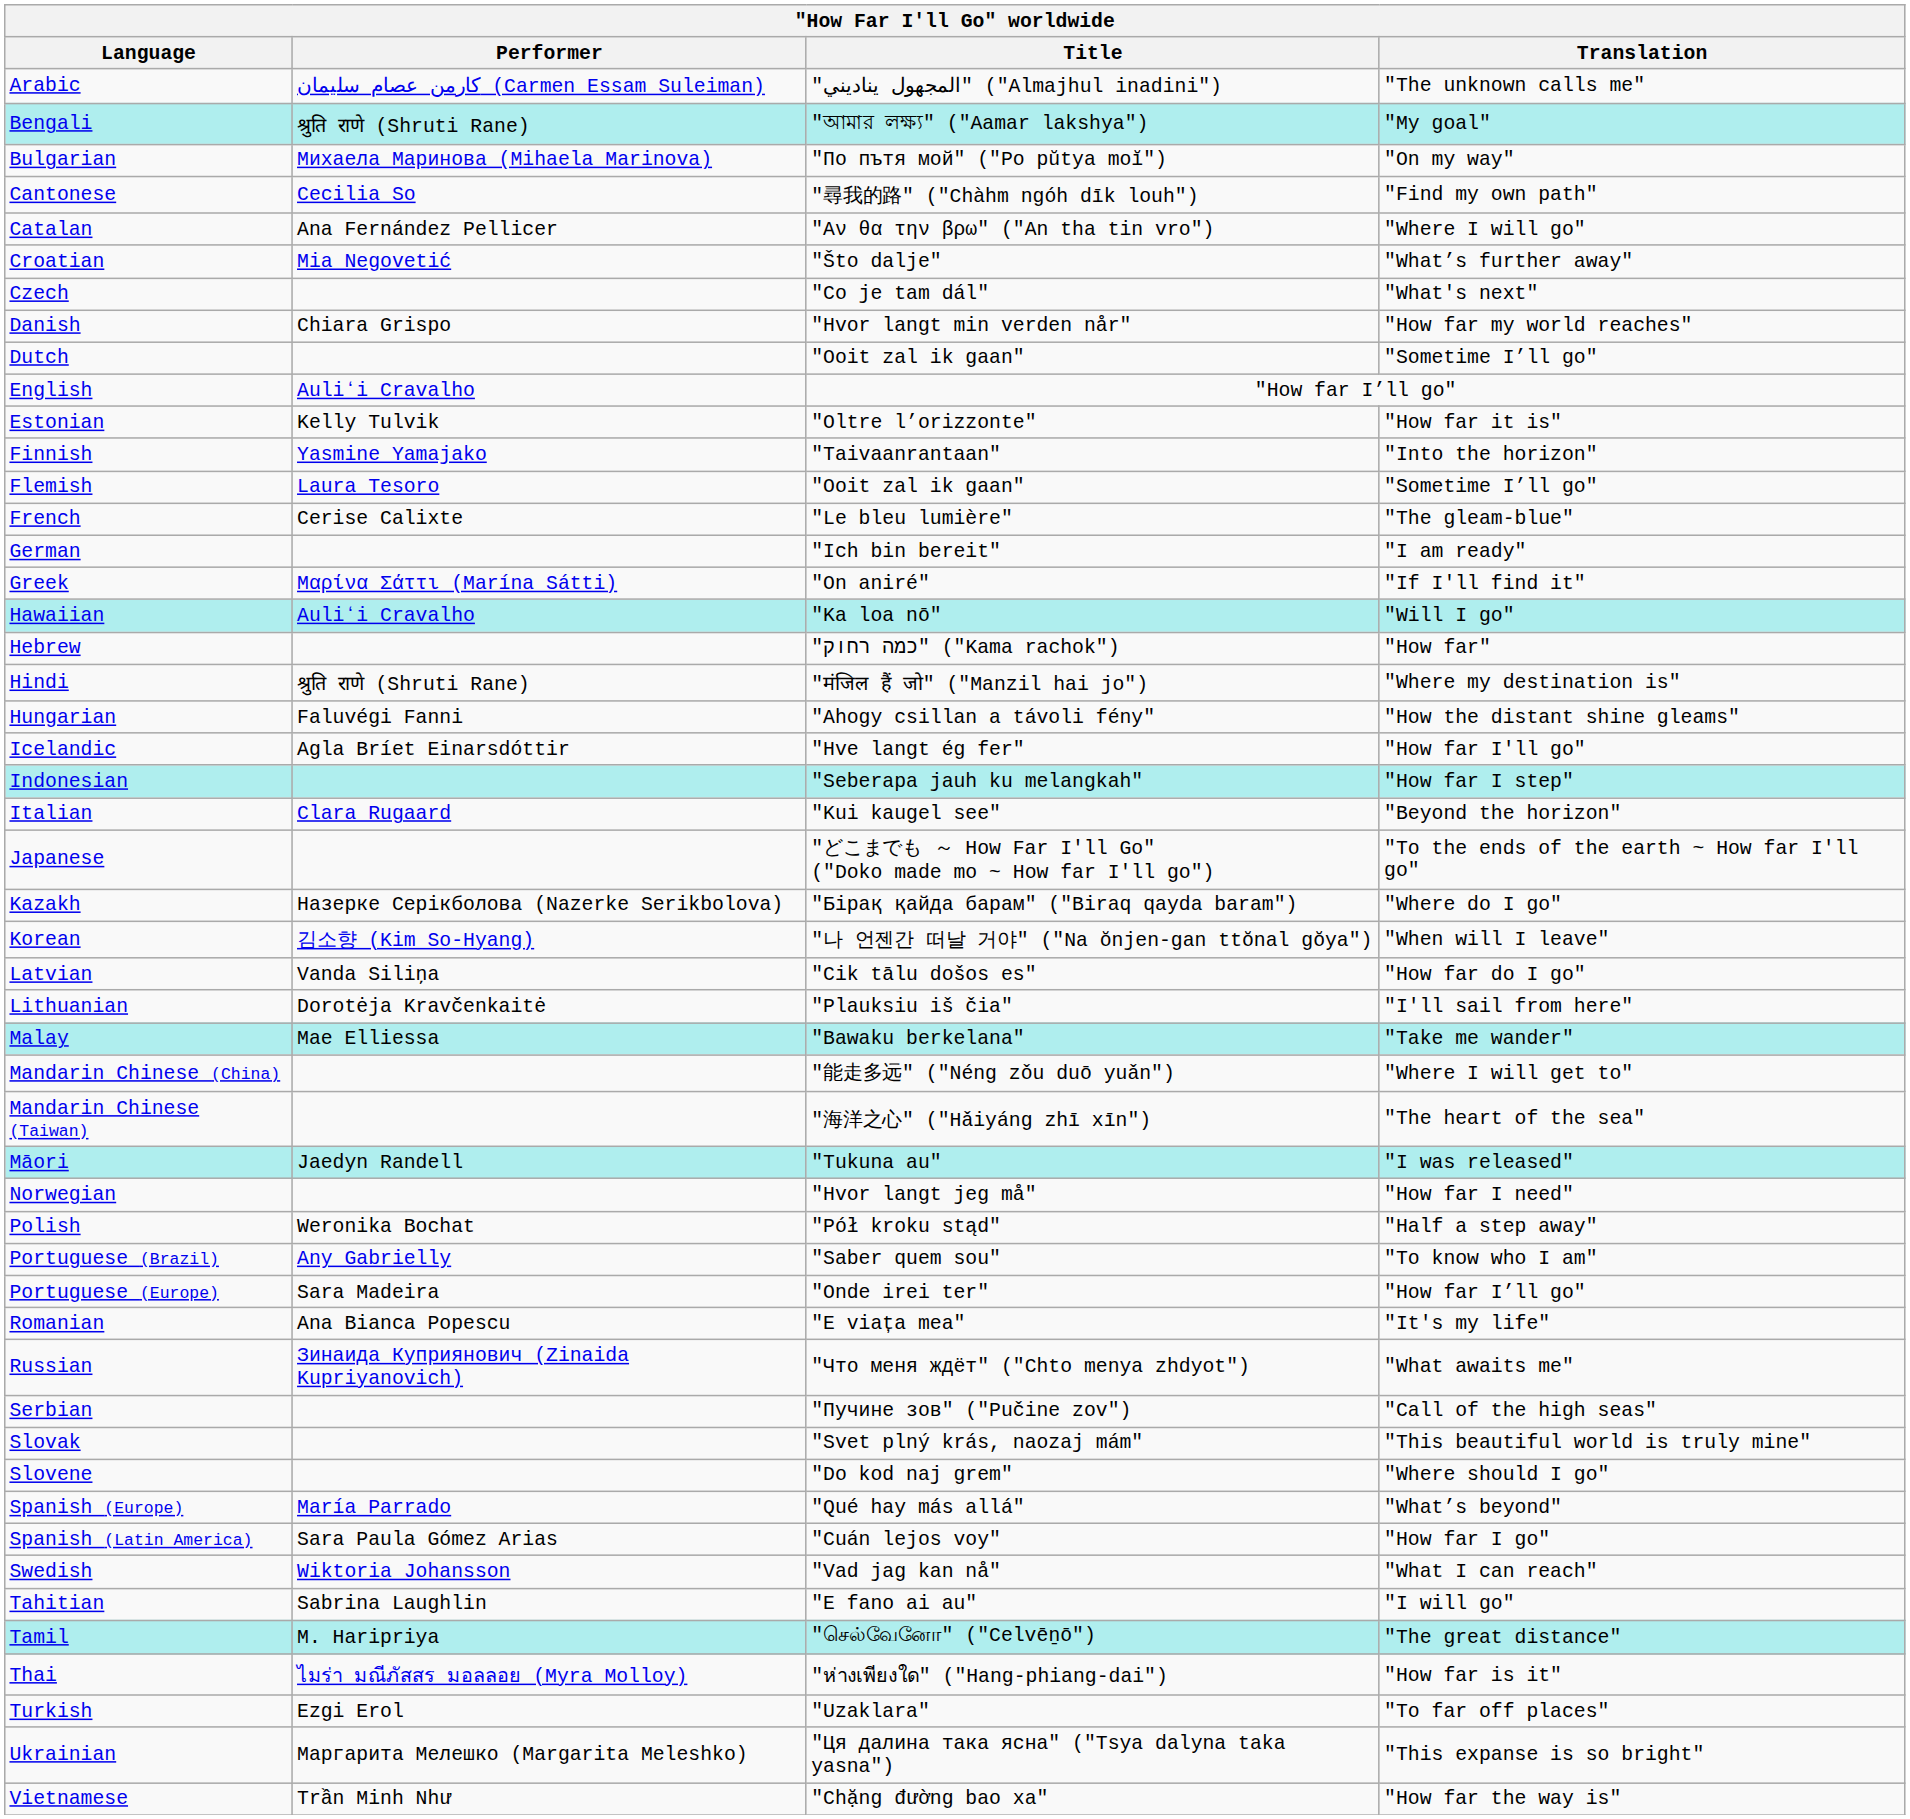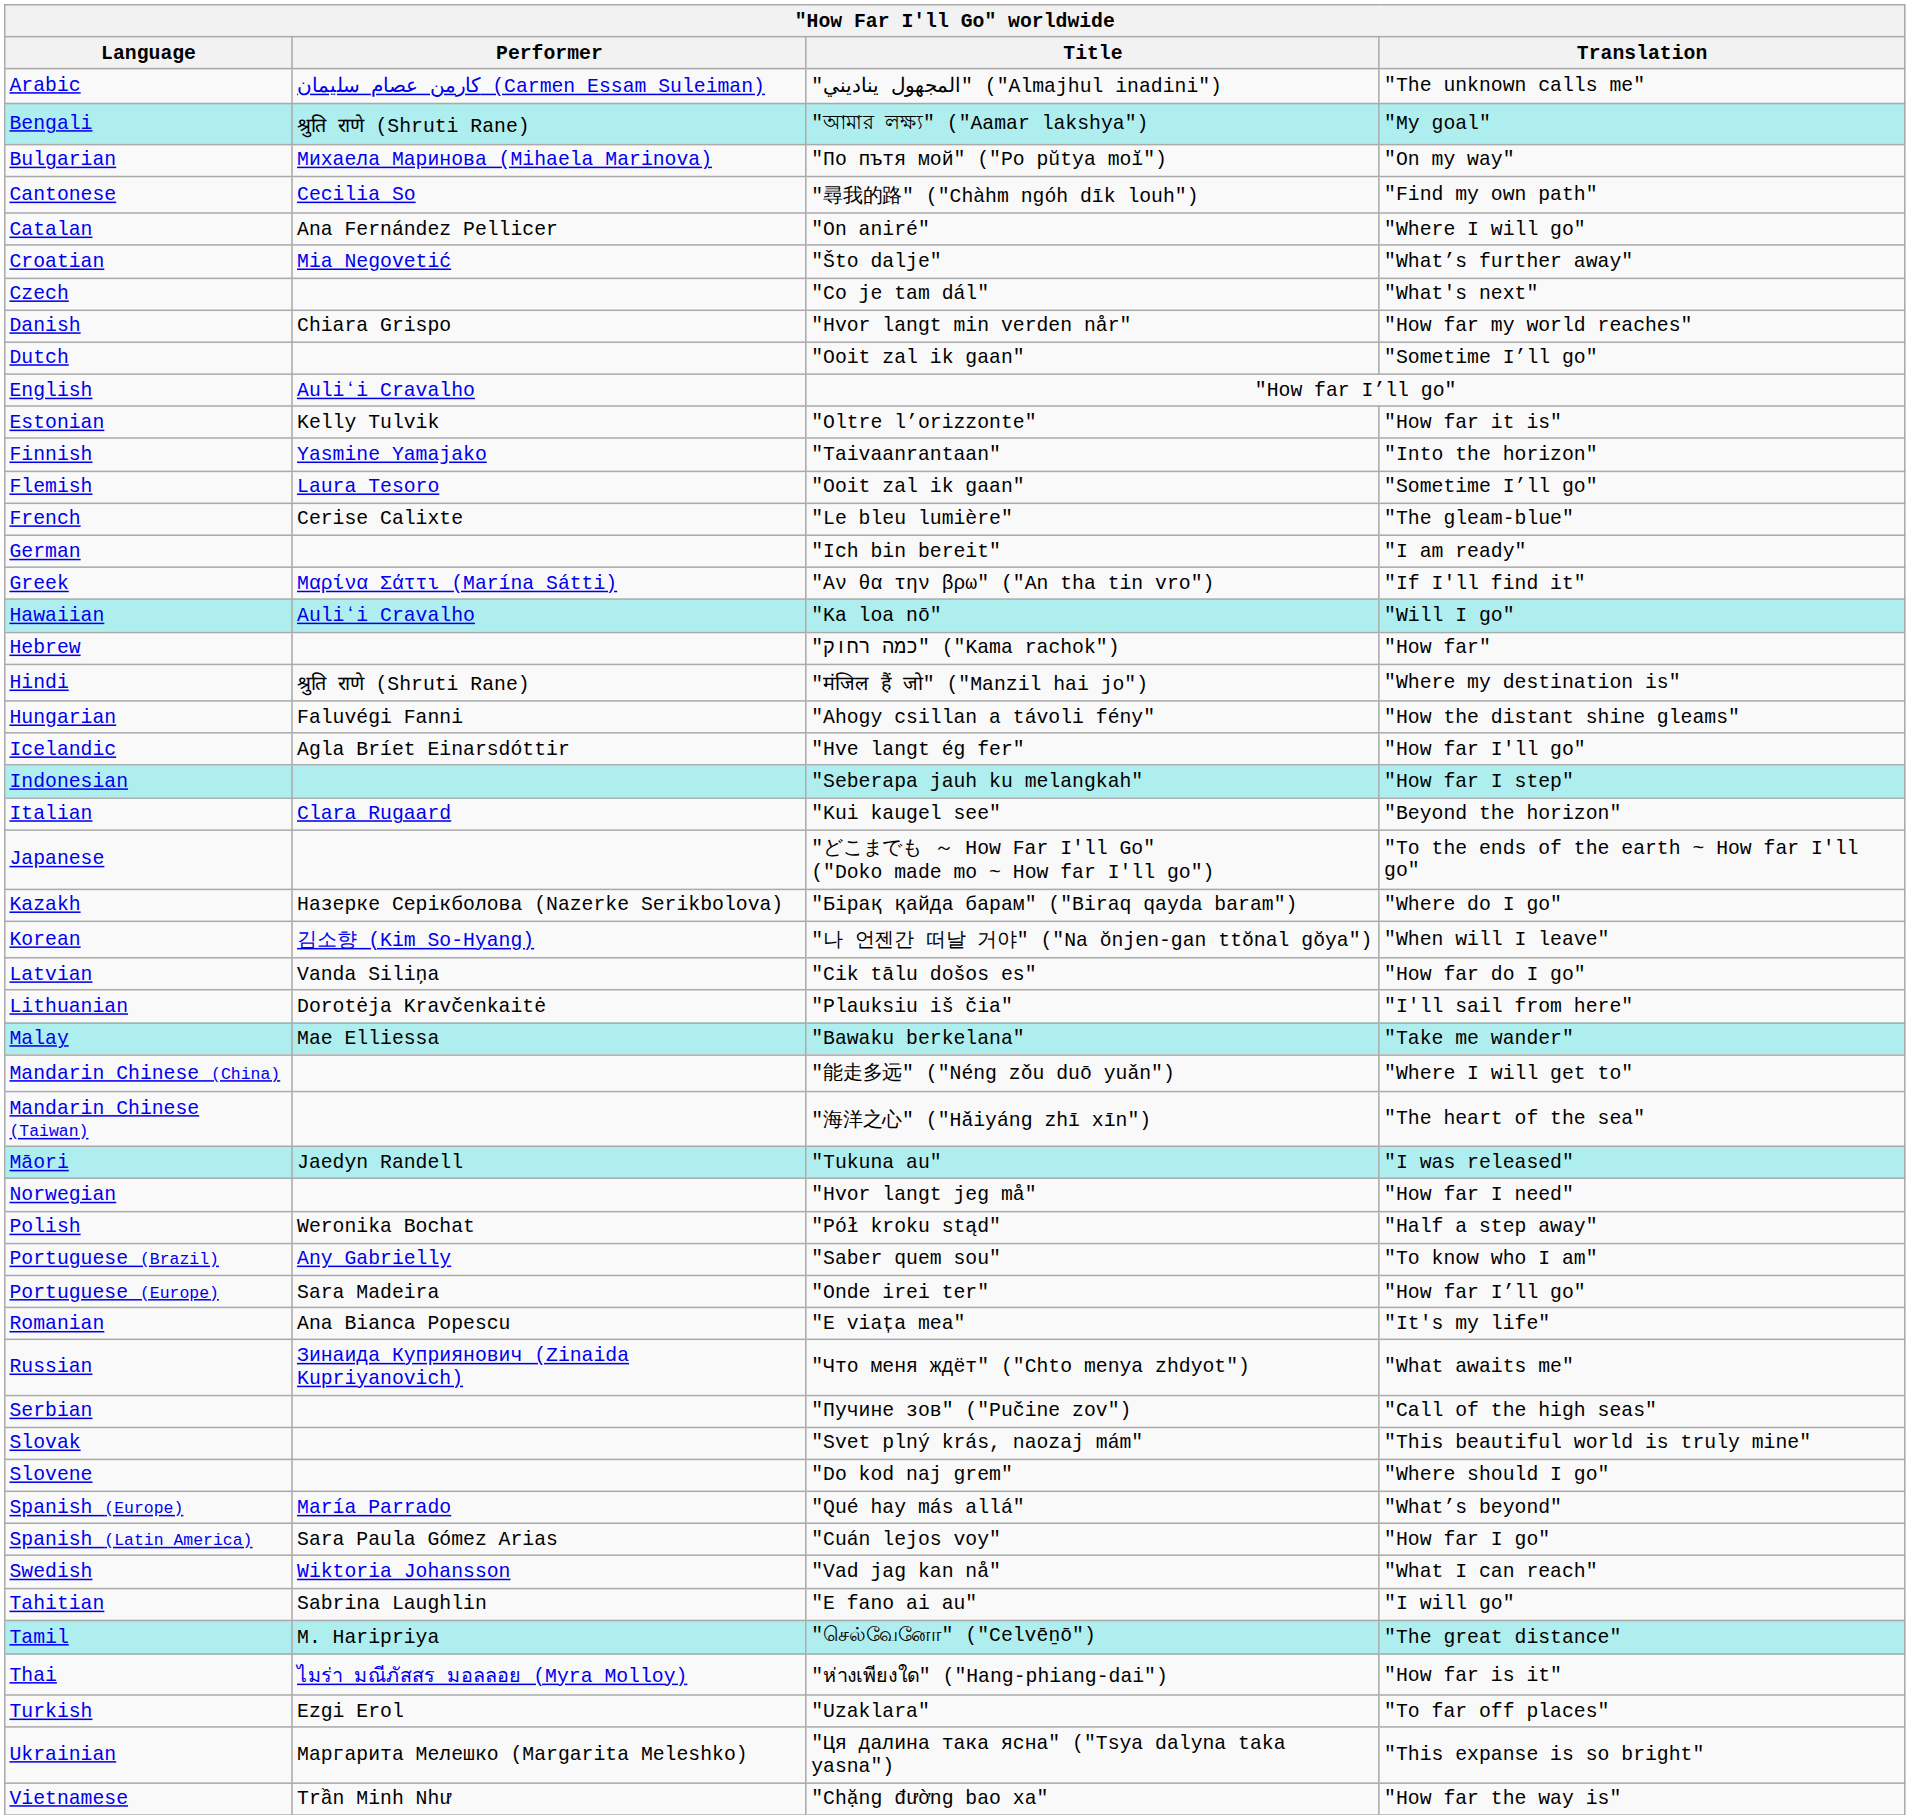(1013, 229) "Αν θα την βρω" ("An tha tin vro") -> (870, 229) "On aniré"
(870, 584) "On aniré" -> (1013, 584) "Αν θα την βρω" ("An tha tin vro")
